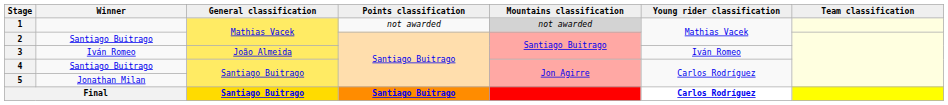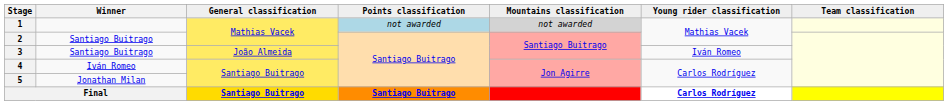(414, 25) no background -> (414, 25) lightblue background
(111, 52) Iván Romeo -> (111, 52) Santiago Buitrago
(111, 66) Santiago Buitrago -> (111, 66) Iván Romeo
